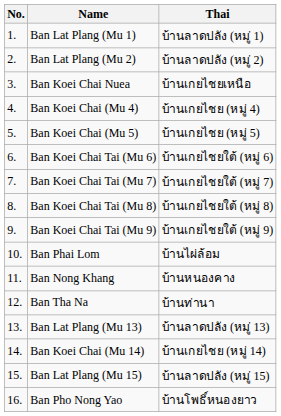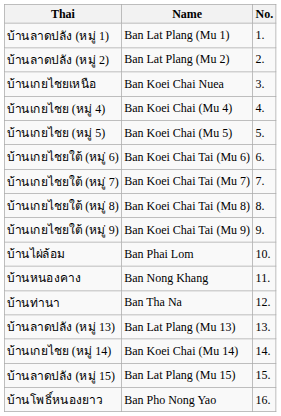columns swapped: (16, 14) <-> (218, 14)
